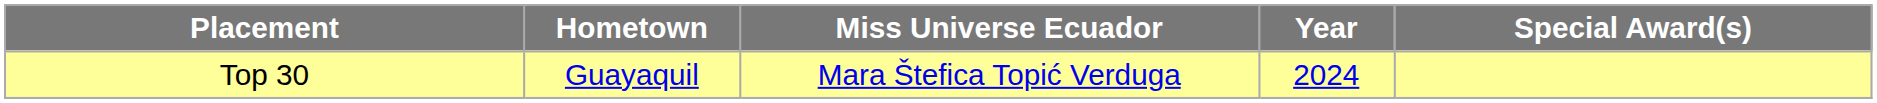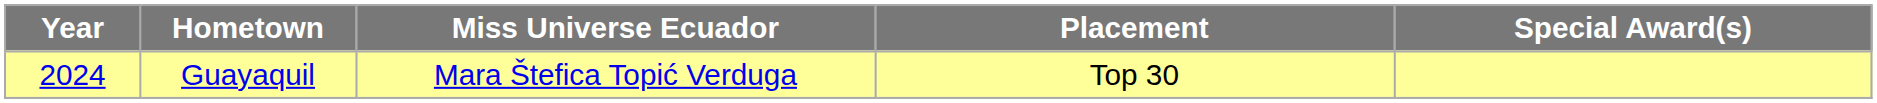columns swapped: (1326, 28) <-> (264, 28)
